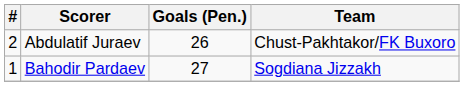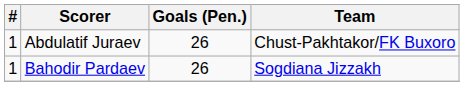(13, 42) 2 -> (13, 42) 1
(200, 68) 27 -> (200, 68) 26
